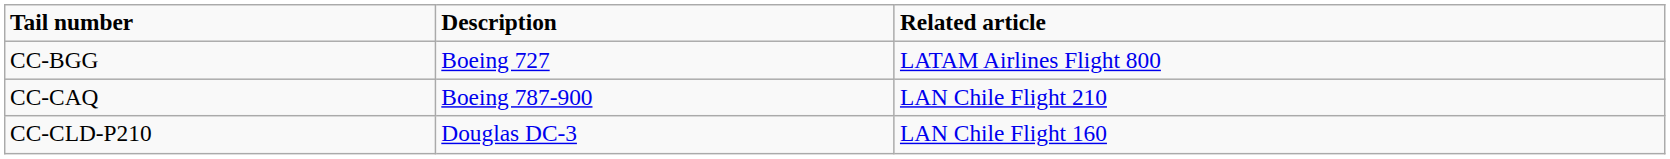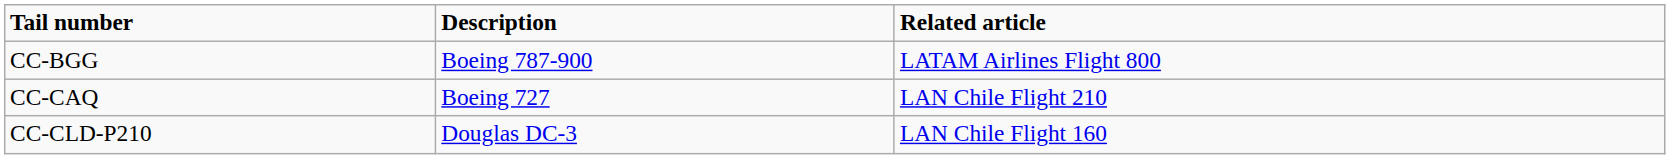(495, 60) Boeing 727 -> (517, 60) Boeing 787-900
(517, 97) Boeing 787-900 -> (495, 97) Boeing 727
